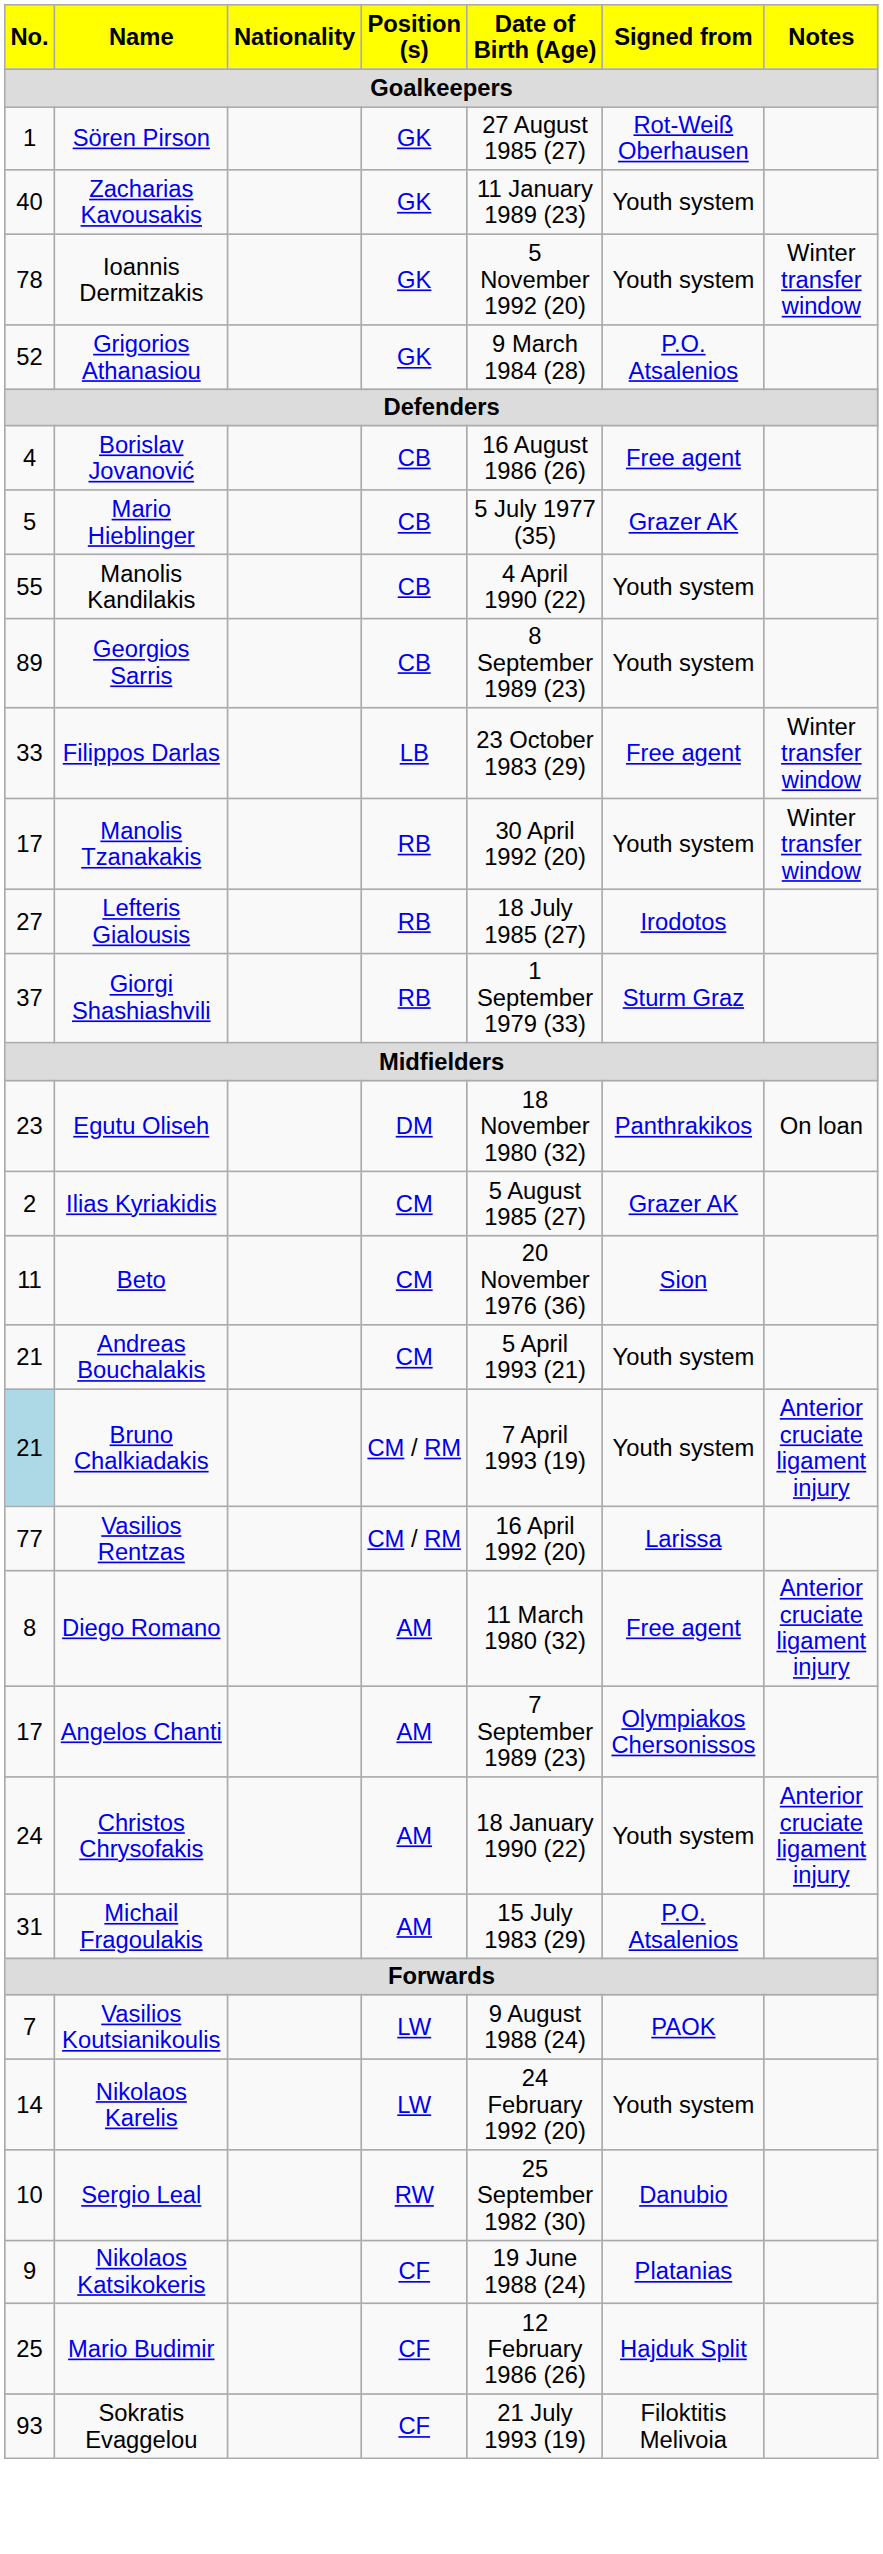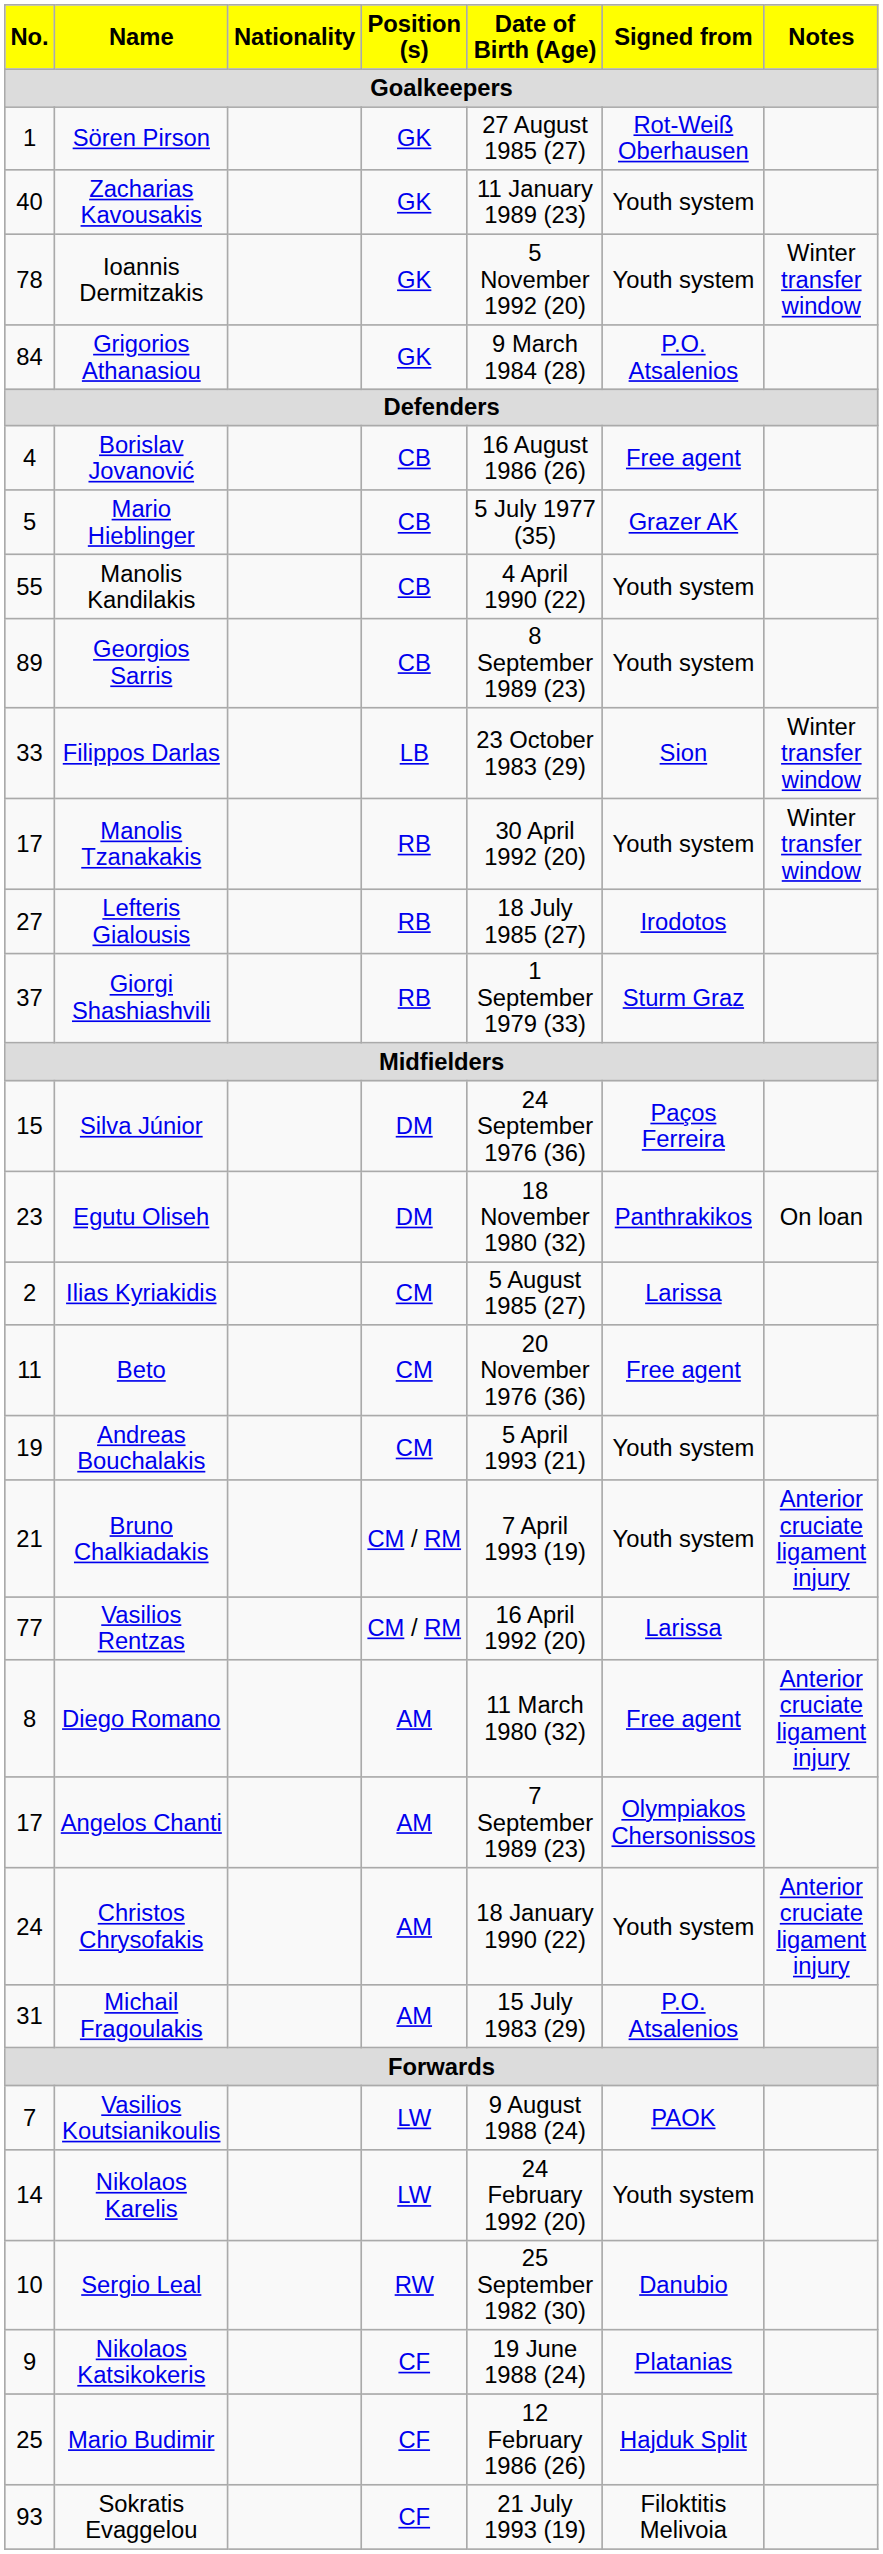(30, 357) 52 -> (30, 357) 84
(683, 754) Free agent -> (683, 754) Sion
+ row: (141, 1126)
(683, 1203) Grazer AK -> (683, 1294) Larissa
(683, 1280) Sion -> (683, 1371) Free agent
(30, 1358) 21 -> (30, 1448) 19
(30, 1448) lightblue background -> (30, 1538) no background
